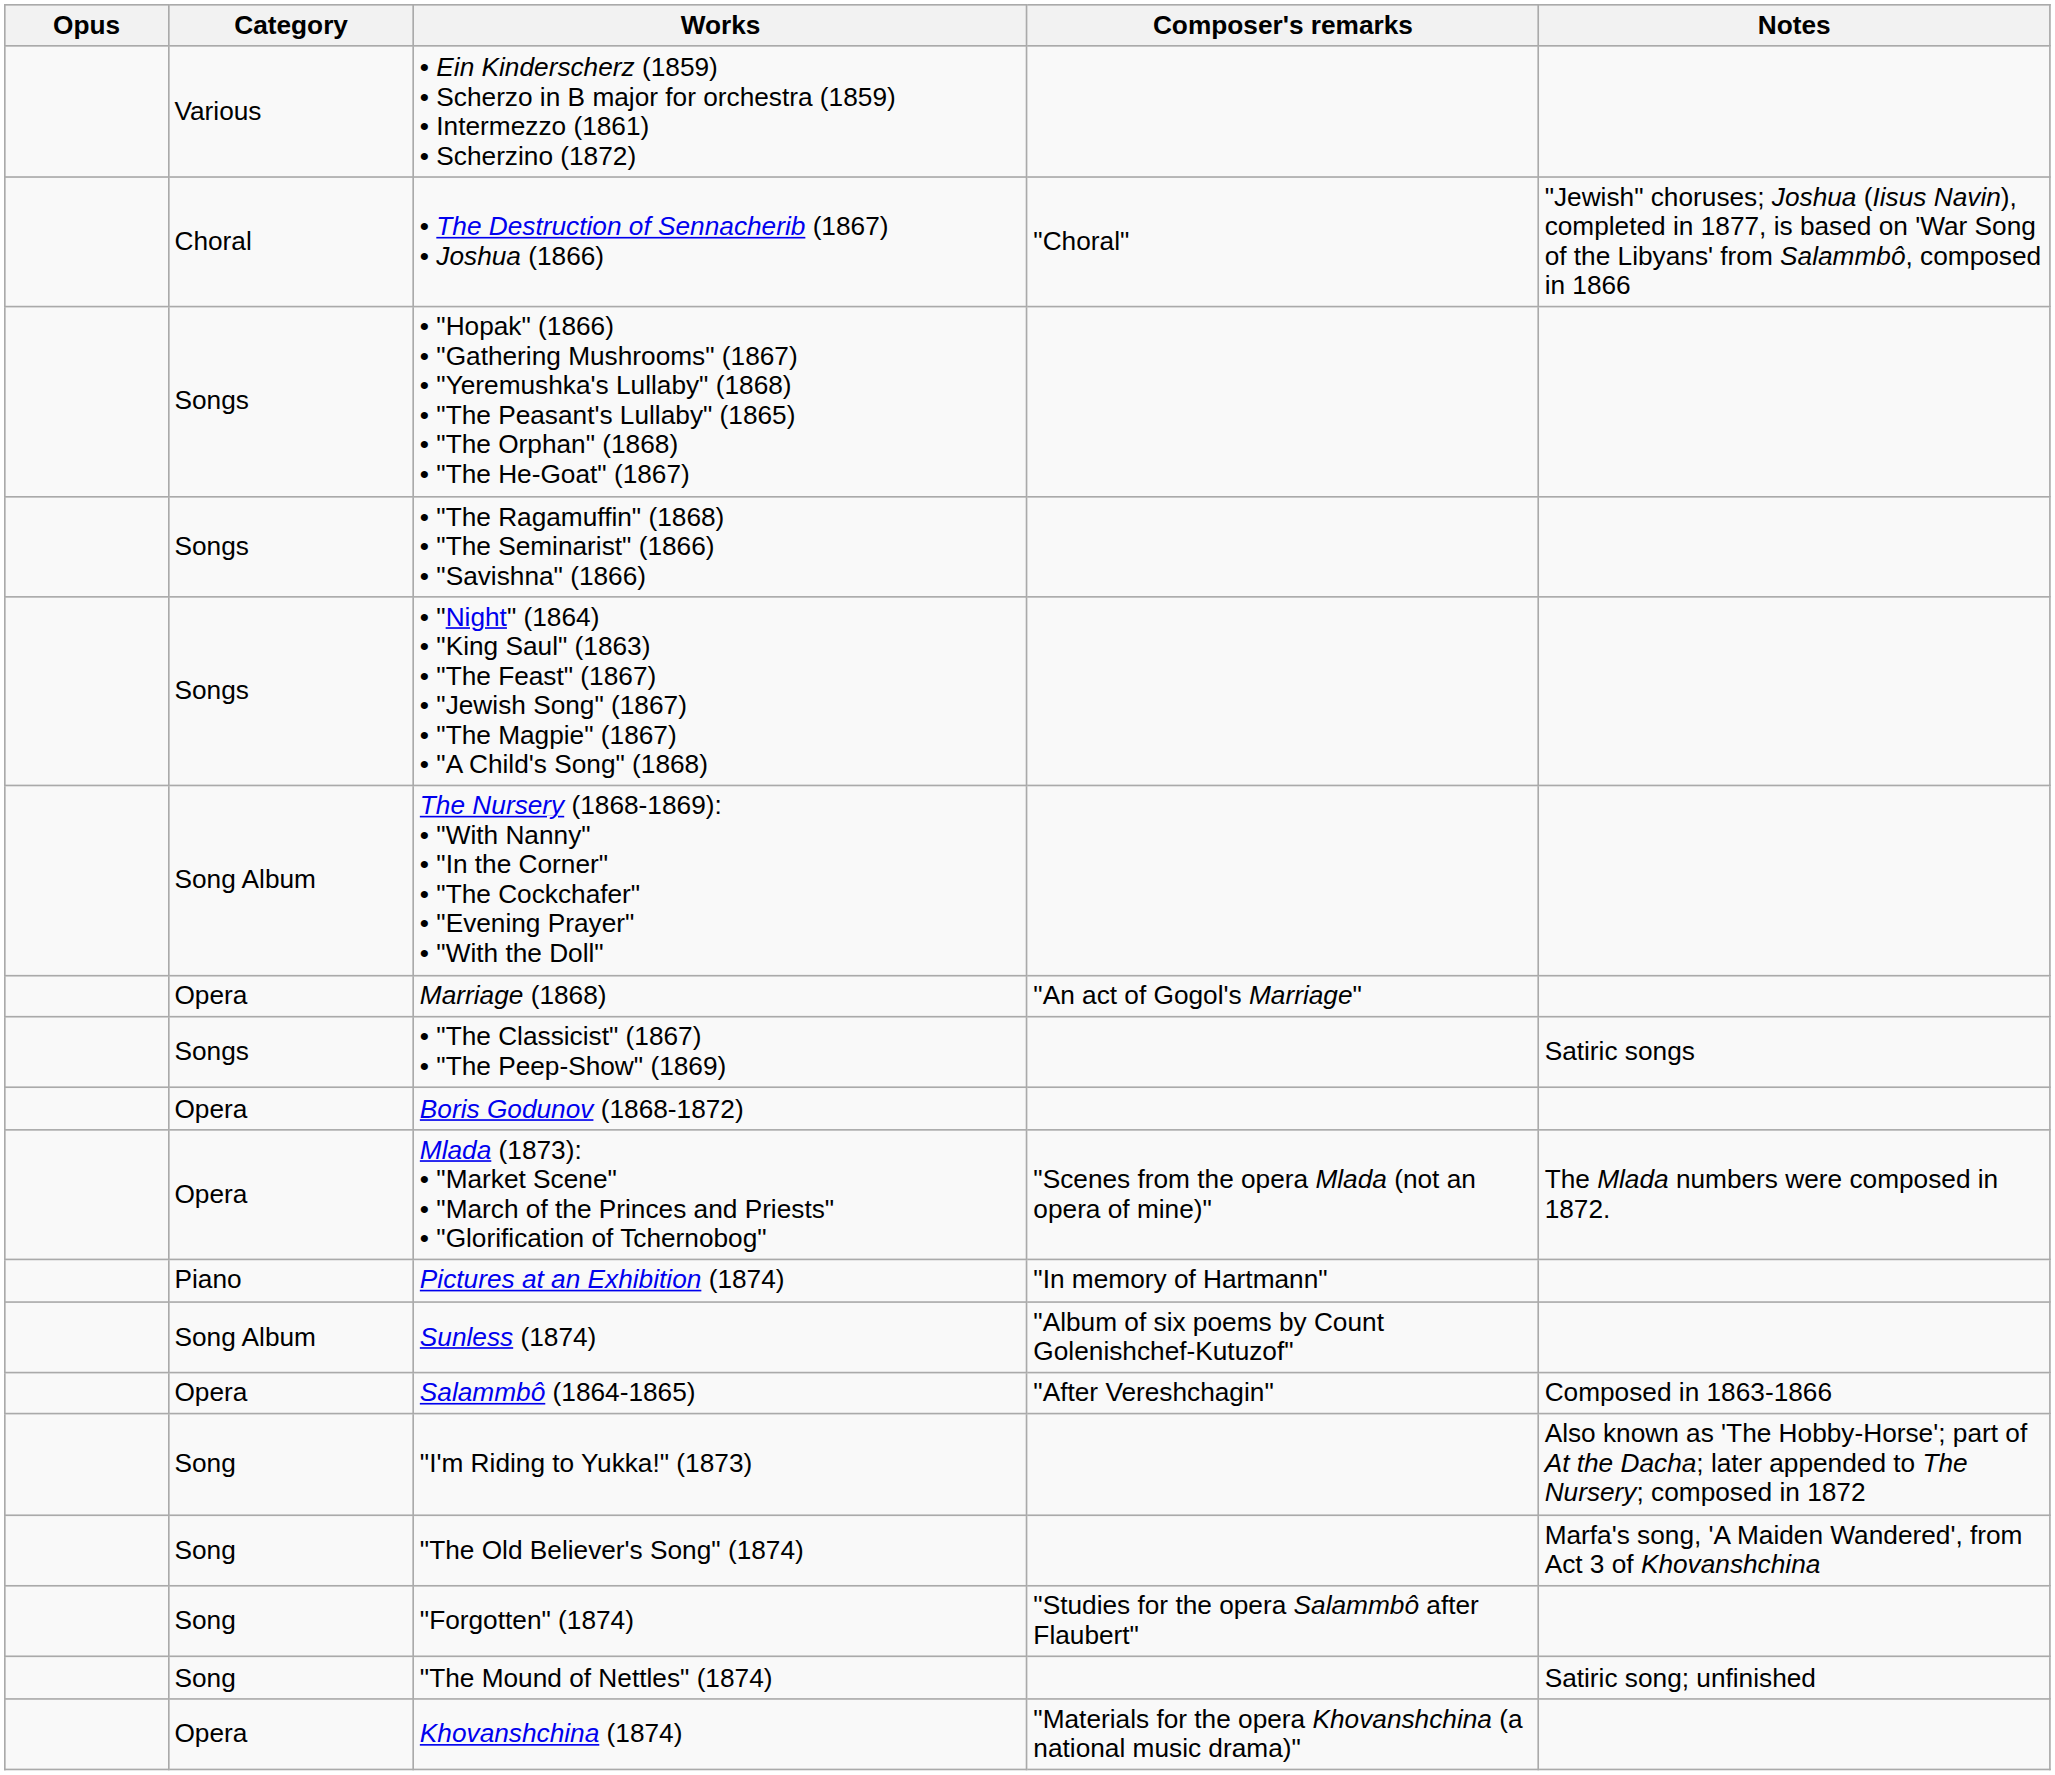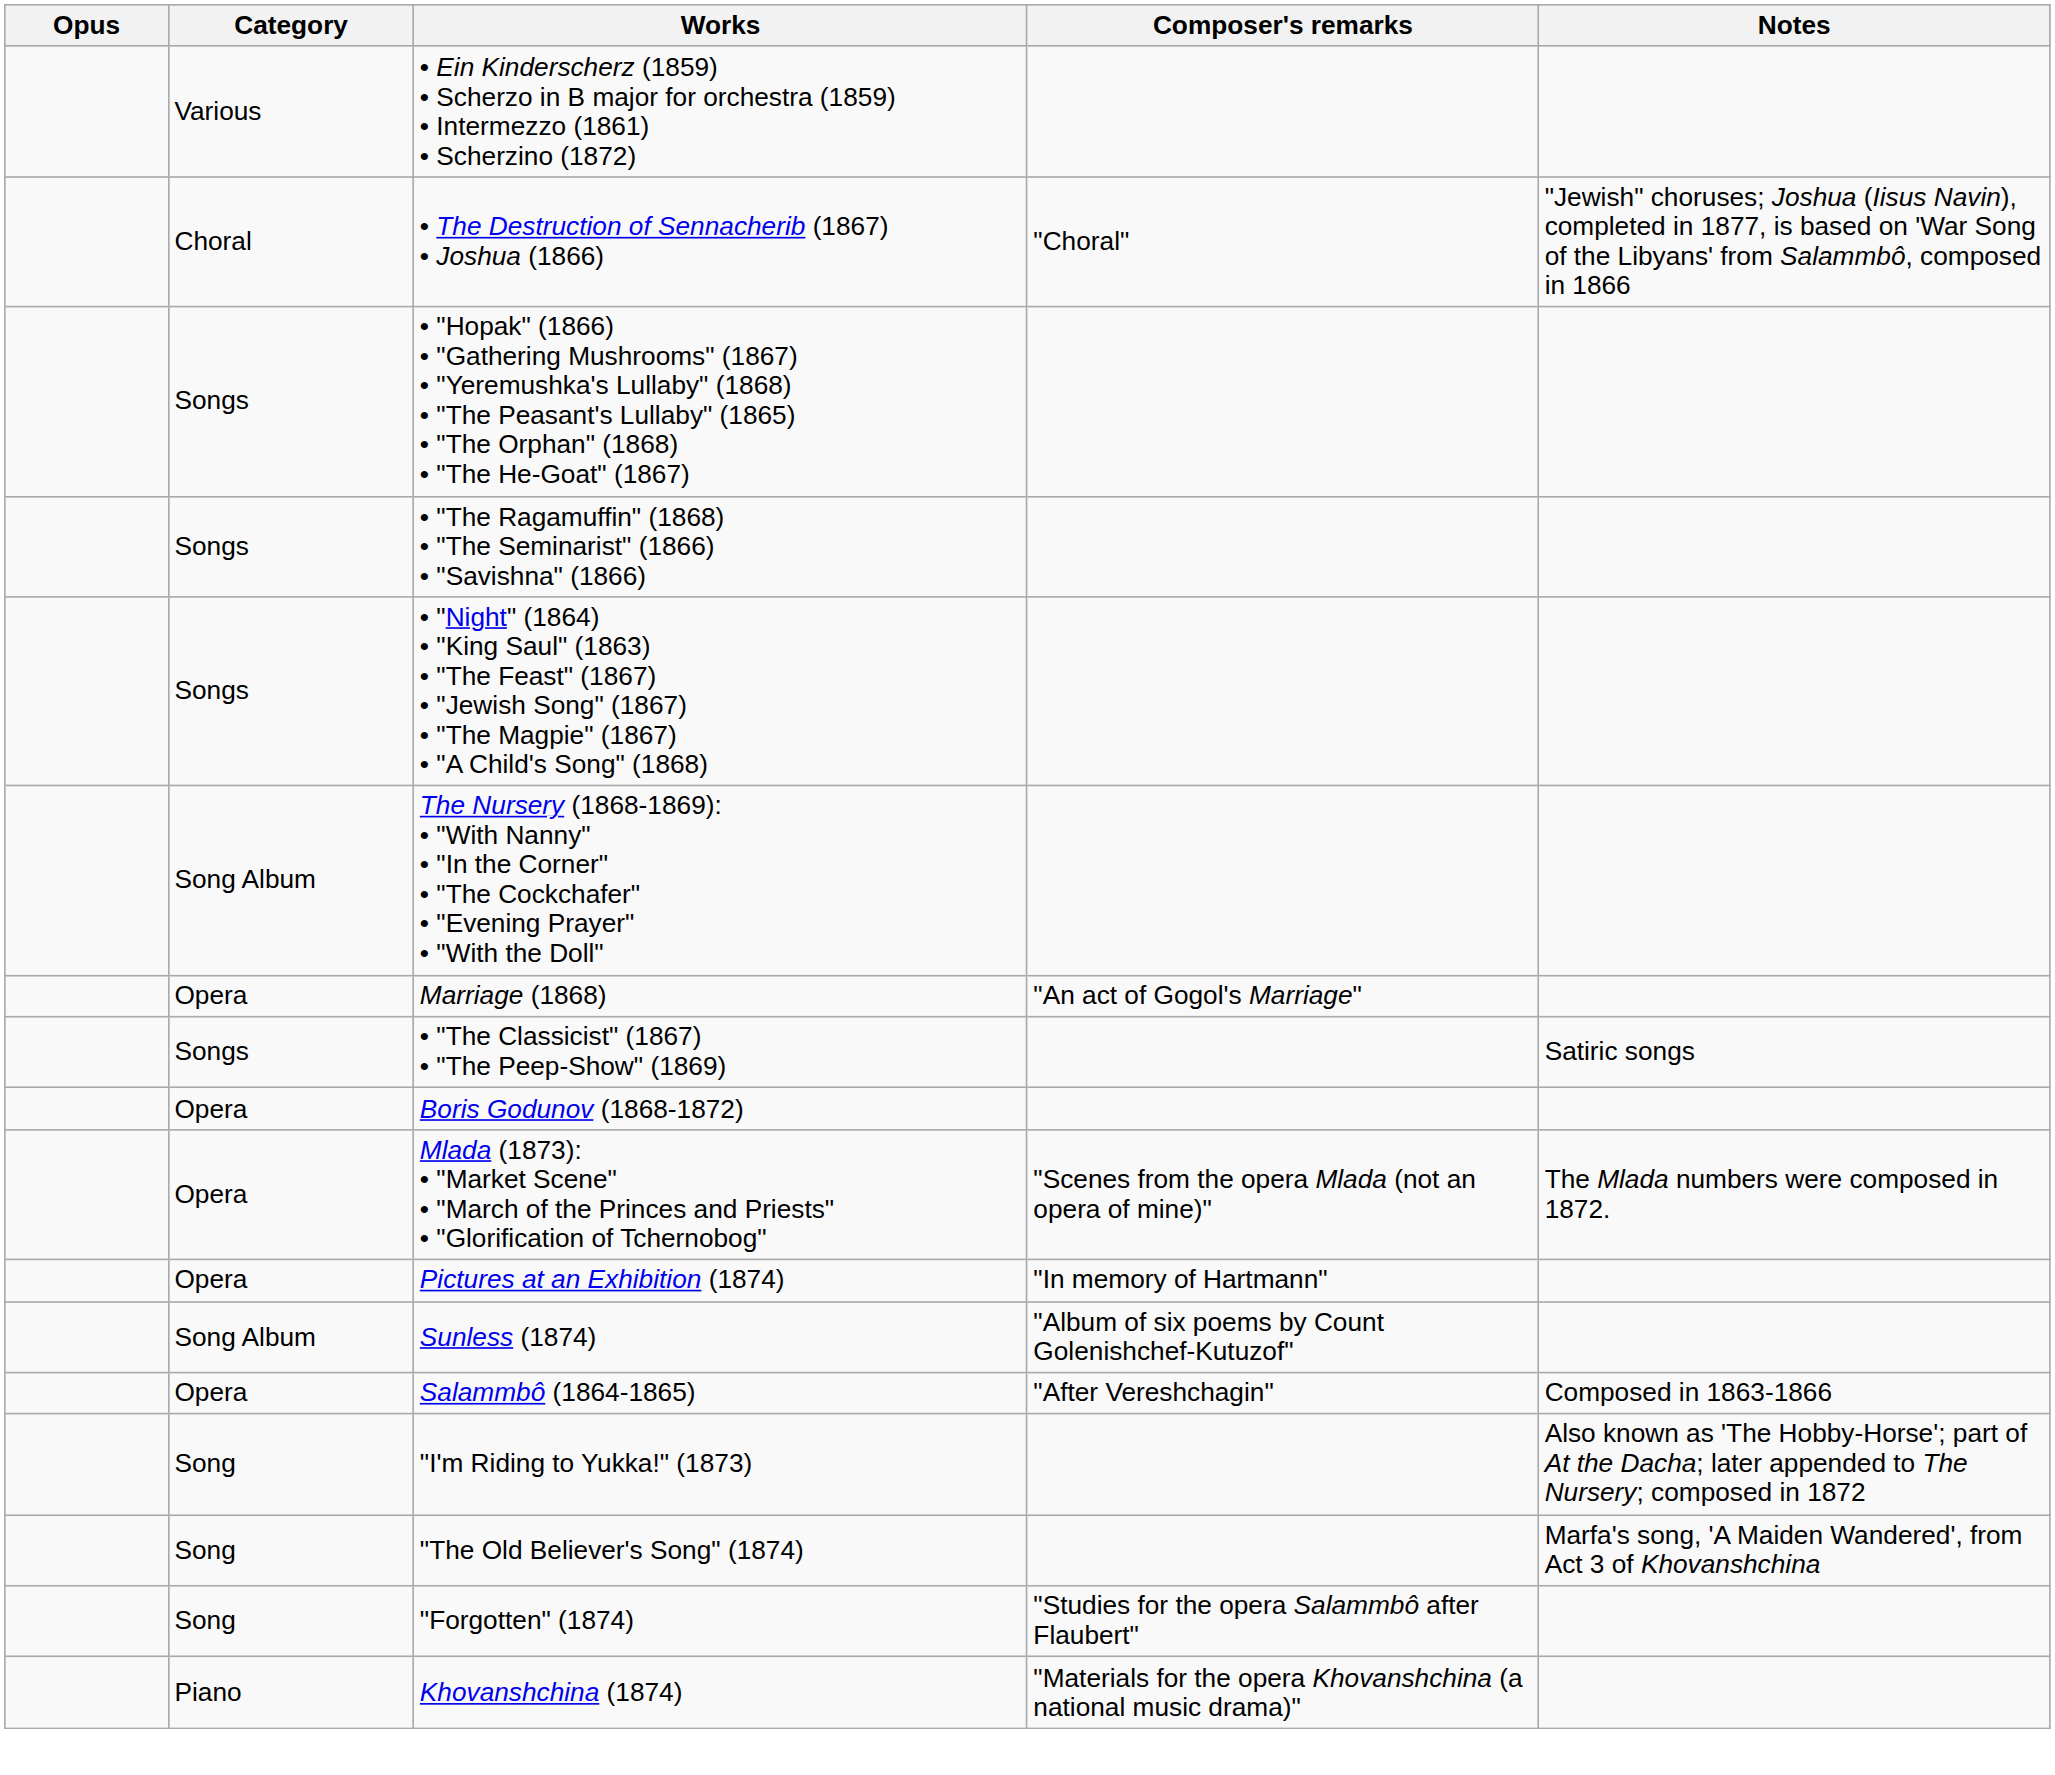(208, 1280) Piano -> (211, 1280) Opera
- row: (596, 1677)
(211, 1733) Opera -> (208, 1692) Piano
